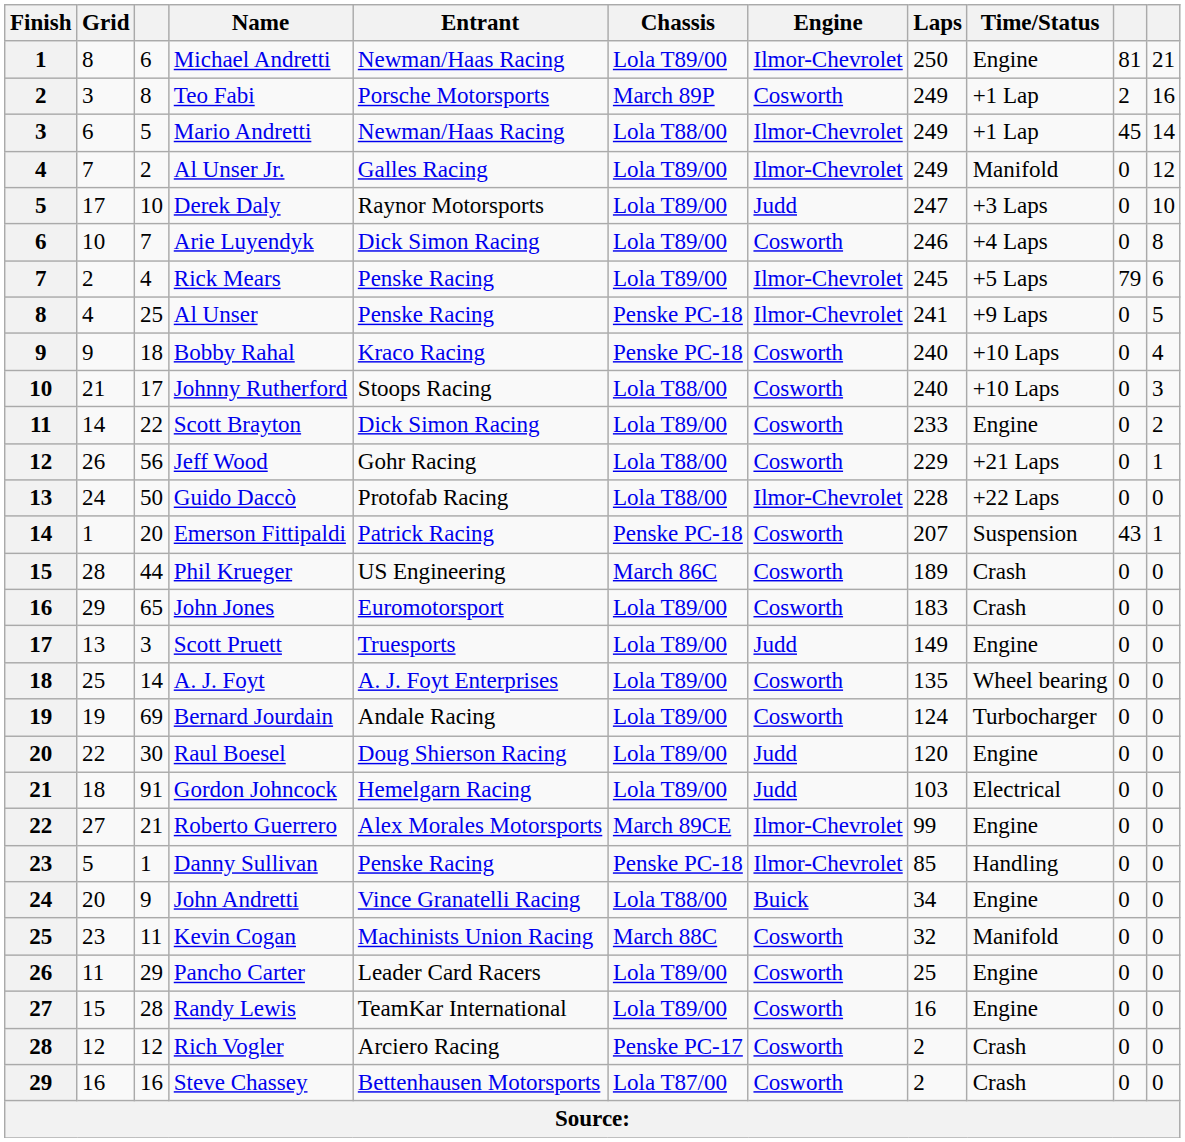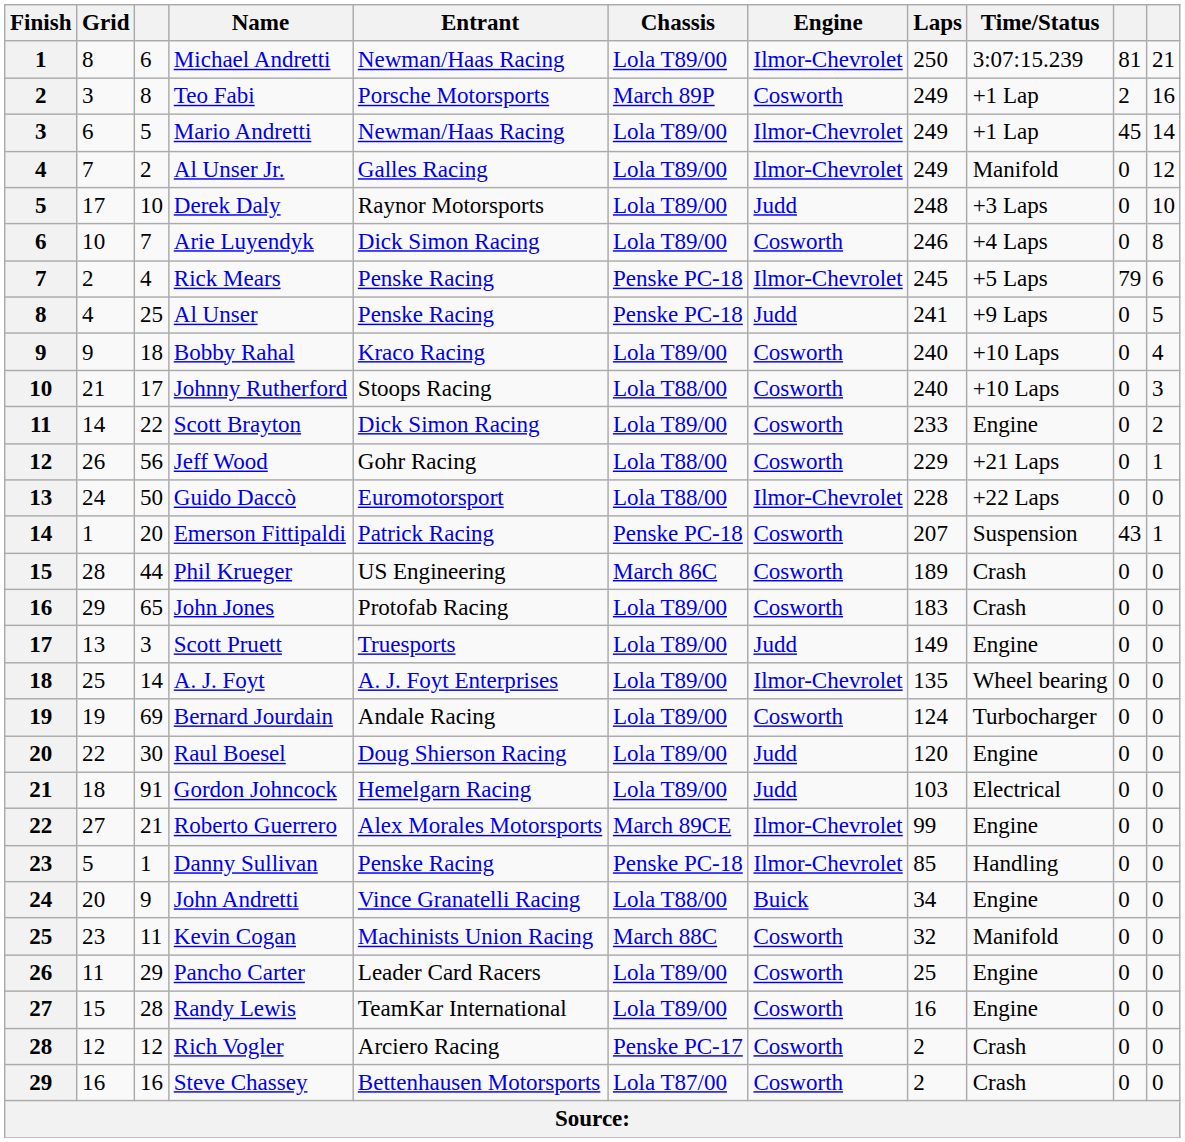(1005, 59) Engine -> (1028, 59) 3:07:15.239
(670, 132) Lola T88/00 -> (670, 132) Lola T89/00
(931, 205) 247 -> (931, 205) 248
(670, 278) Lola T89/00 -> (678, 278) Penske PC-18
(828, 315) Ilmor-Chevrolet -> (775, 315) Judd
(678, 351) Penske PC-18 -> (670, 351) Lola T89/00
(433, 497) Protofab Racing -> (431, 497) Euromotorsport
(431, 607) Euromotorsport -> (433, 607) Protofab Racing
(798, 680) Cosworth -> (828, 680) Ilmor-Chevrolet
